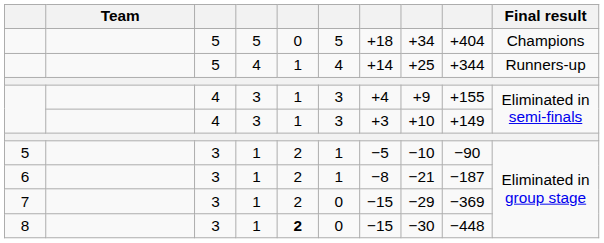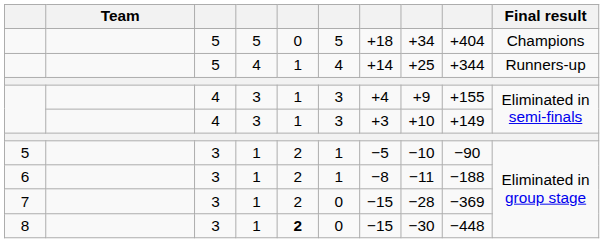(422, 176) −21 -> (422, 176) −11
(467, 176) −187 -> (467, 176) −188
(422, 201) −29 -> (422, 201) −28
